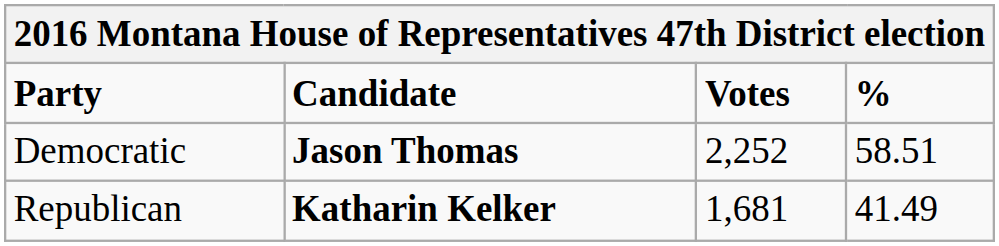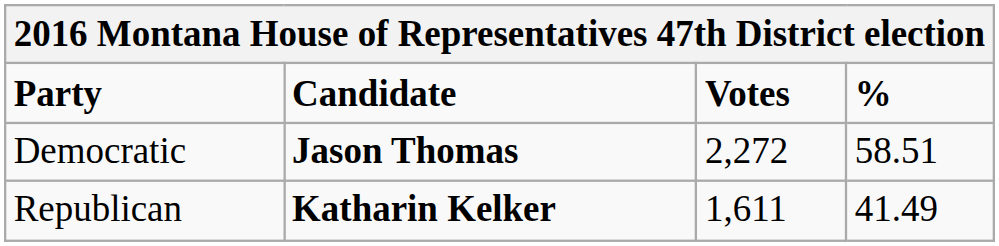(747, 151) 2,252 -> (747, 151) 2,272
(747, 209) 1,681 -> (746, 209) 1,611
